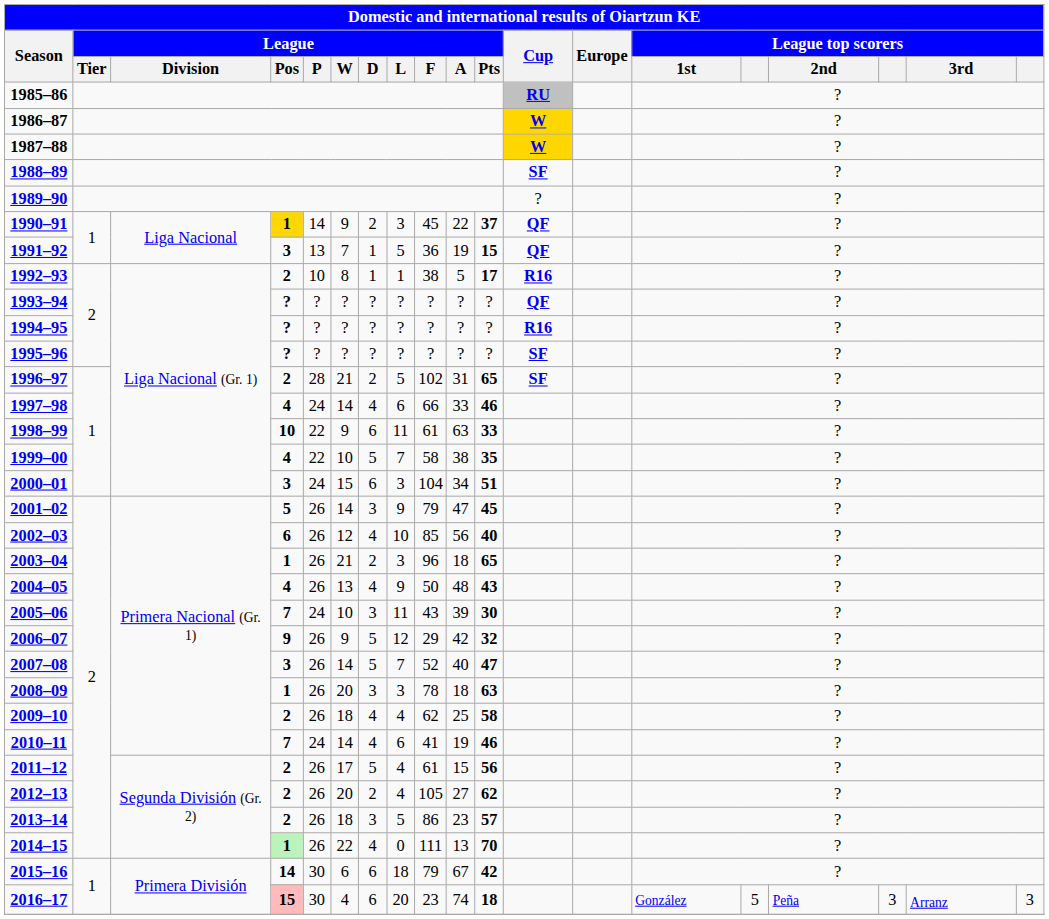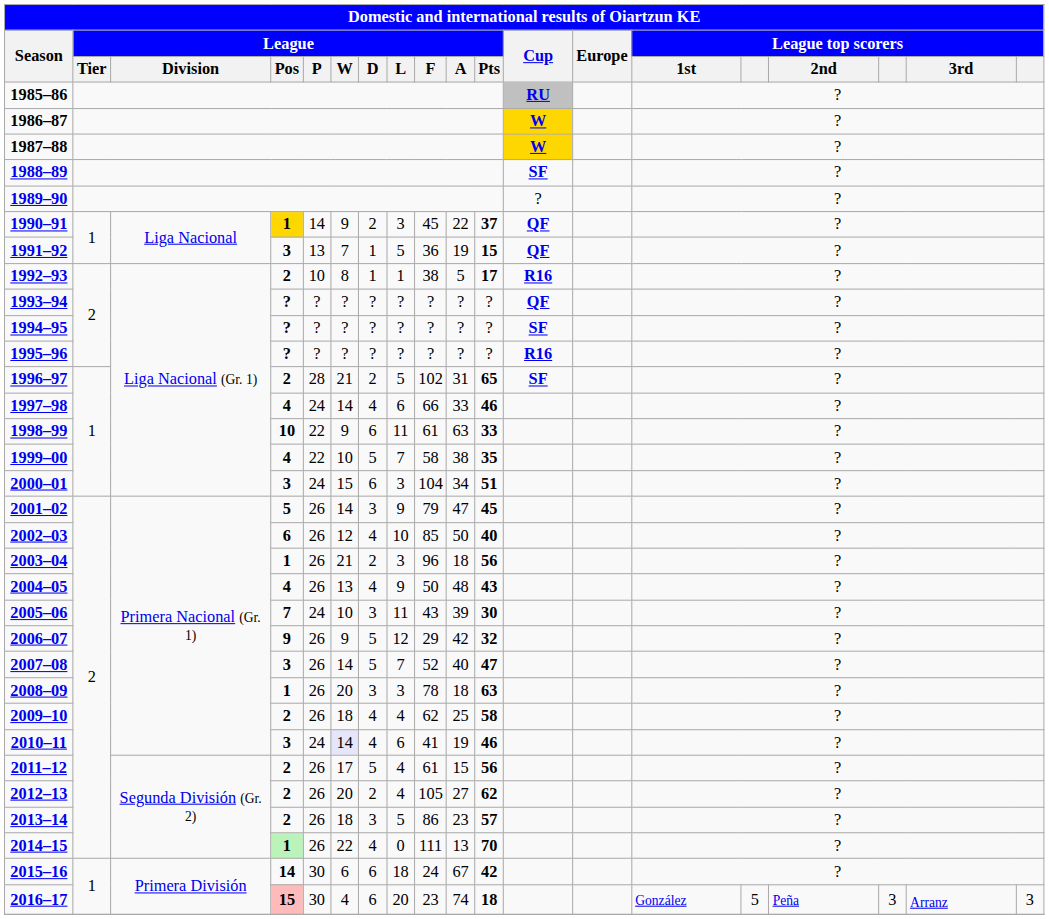(538, 328) R16 -> (538, 328) SF
(538, 353) SF -> (538, 353) R16
(461, 535) 56 -> (461, 535) 50
(489, 560) 65 -> (489, 560) 56
(287, 742) 7 -> (287, 742) 3
(345, 742) no background -> (345, 742) lavender background
(431, 871) 79 -> (431, 871) 24
